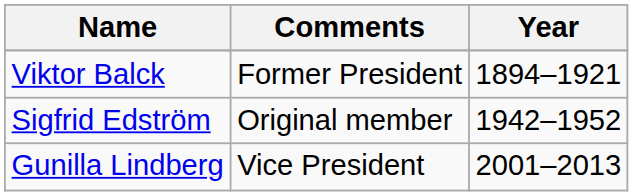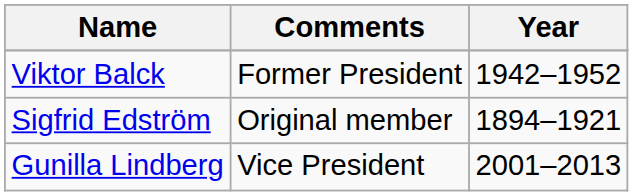(548, 73) 1894–1921 -> (548, 73) 1942–1952
(548, 119) 1942–1952 -> (548, 119) 1894–1921
